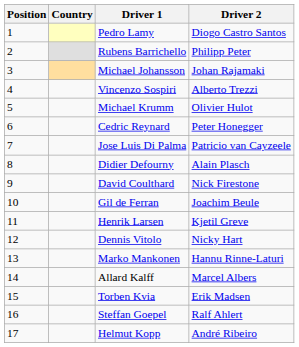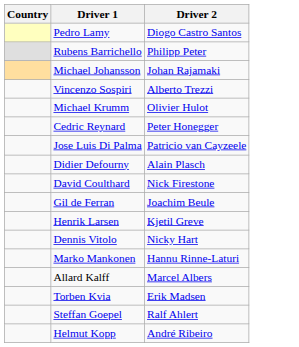- column: (27, 14)
